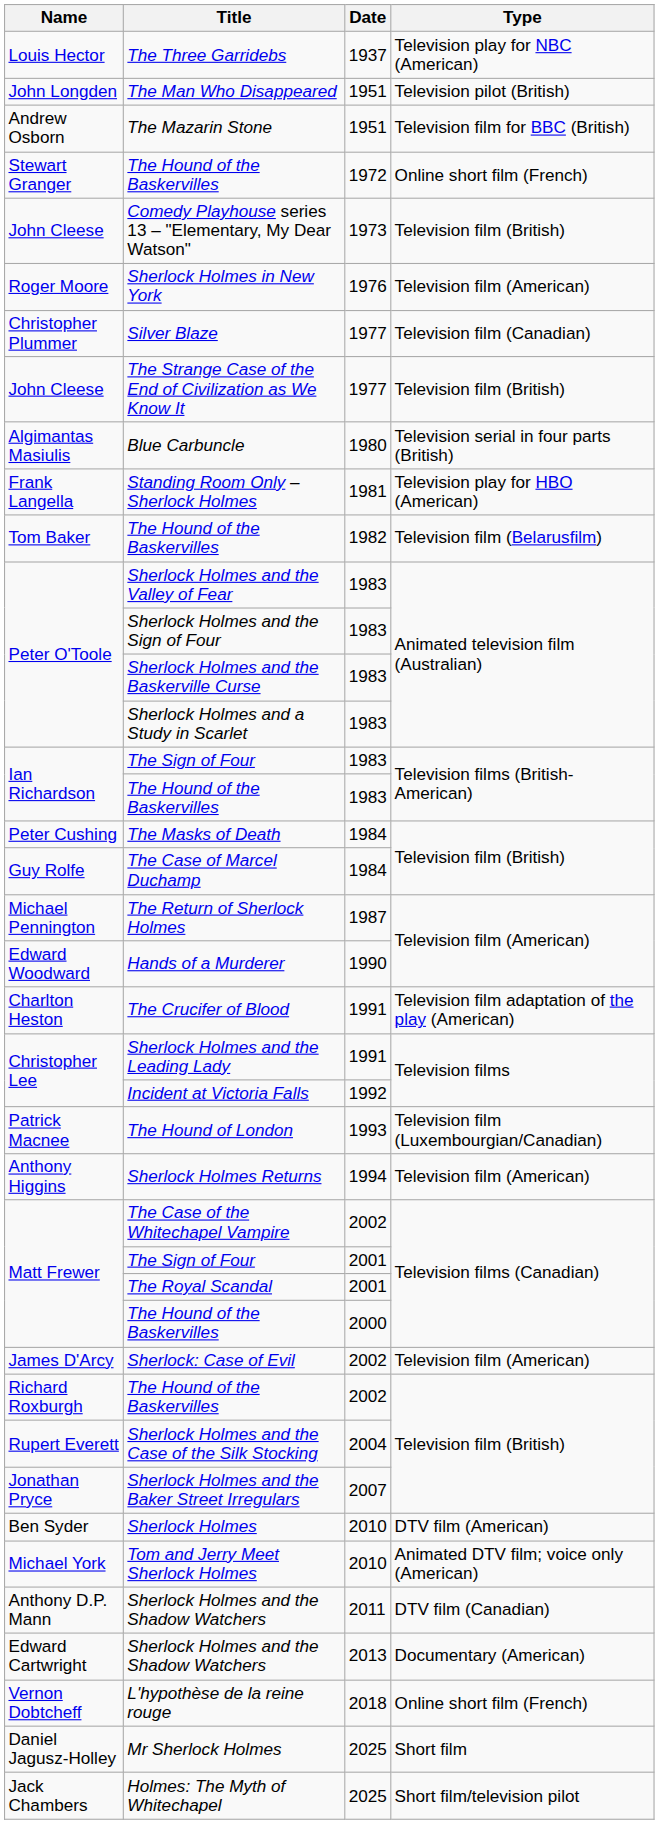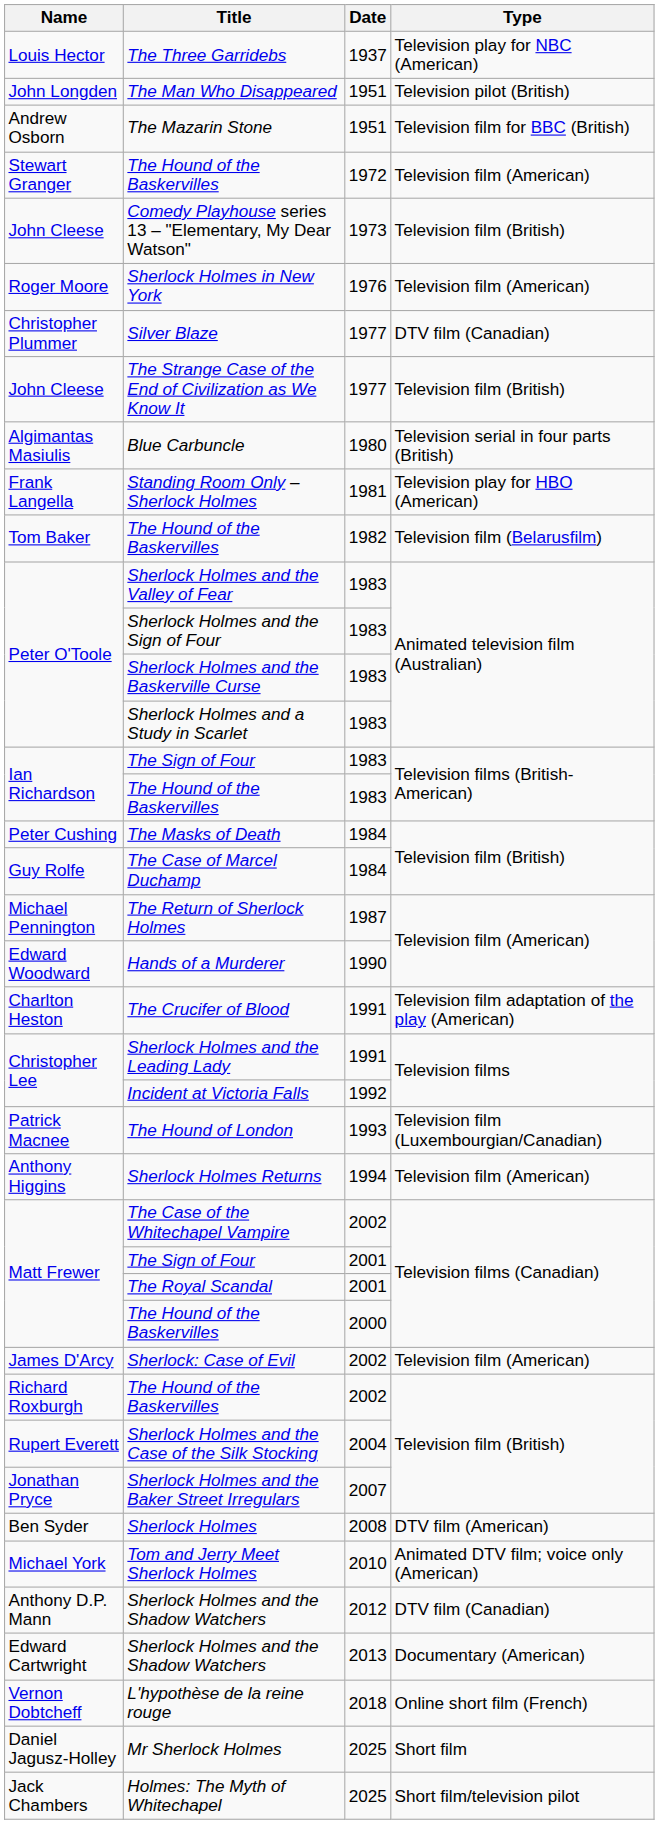(491, 174) Online short film (French) -> (492, 174) Television film (American)
(493, 333) Television film (Canadian) -> (472, 333) DTV film (Canadian)
(368, 1526) 2010 -> (368, 1526) 2008
(367, 1610) 2011 -> (368, 1610) 2012
